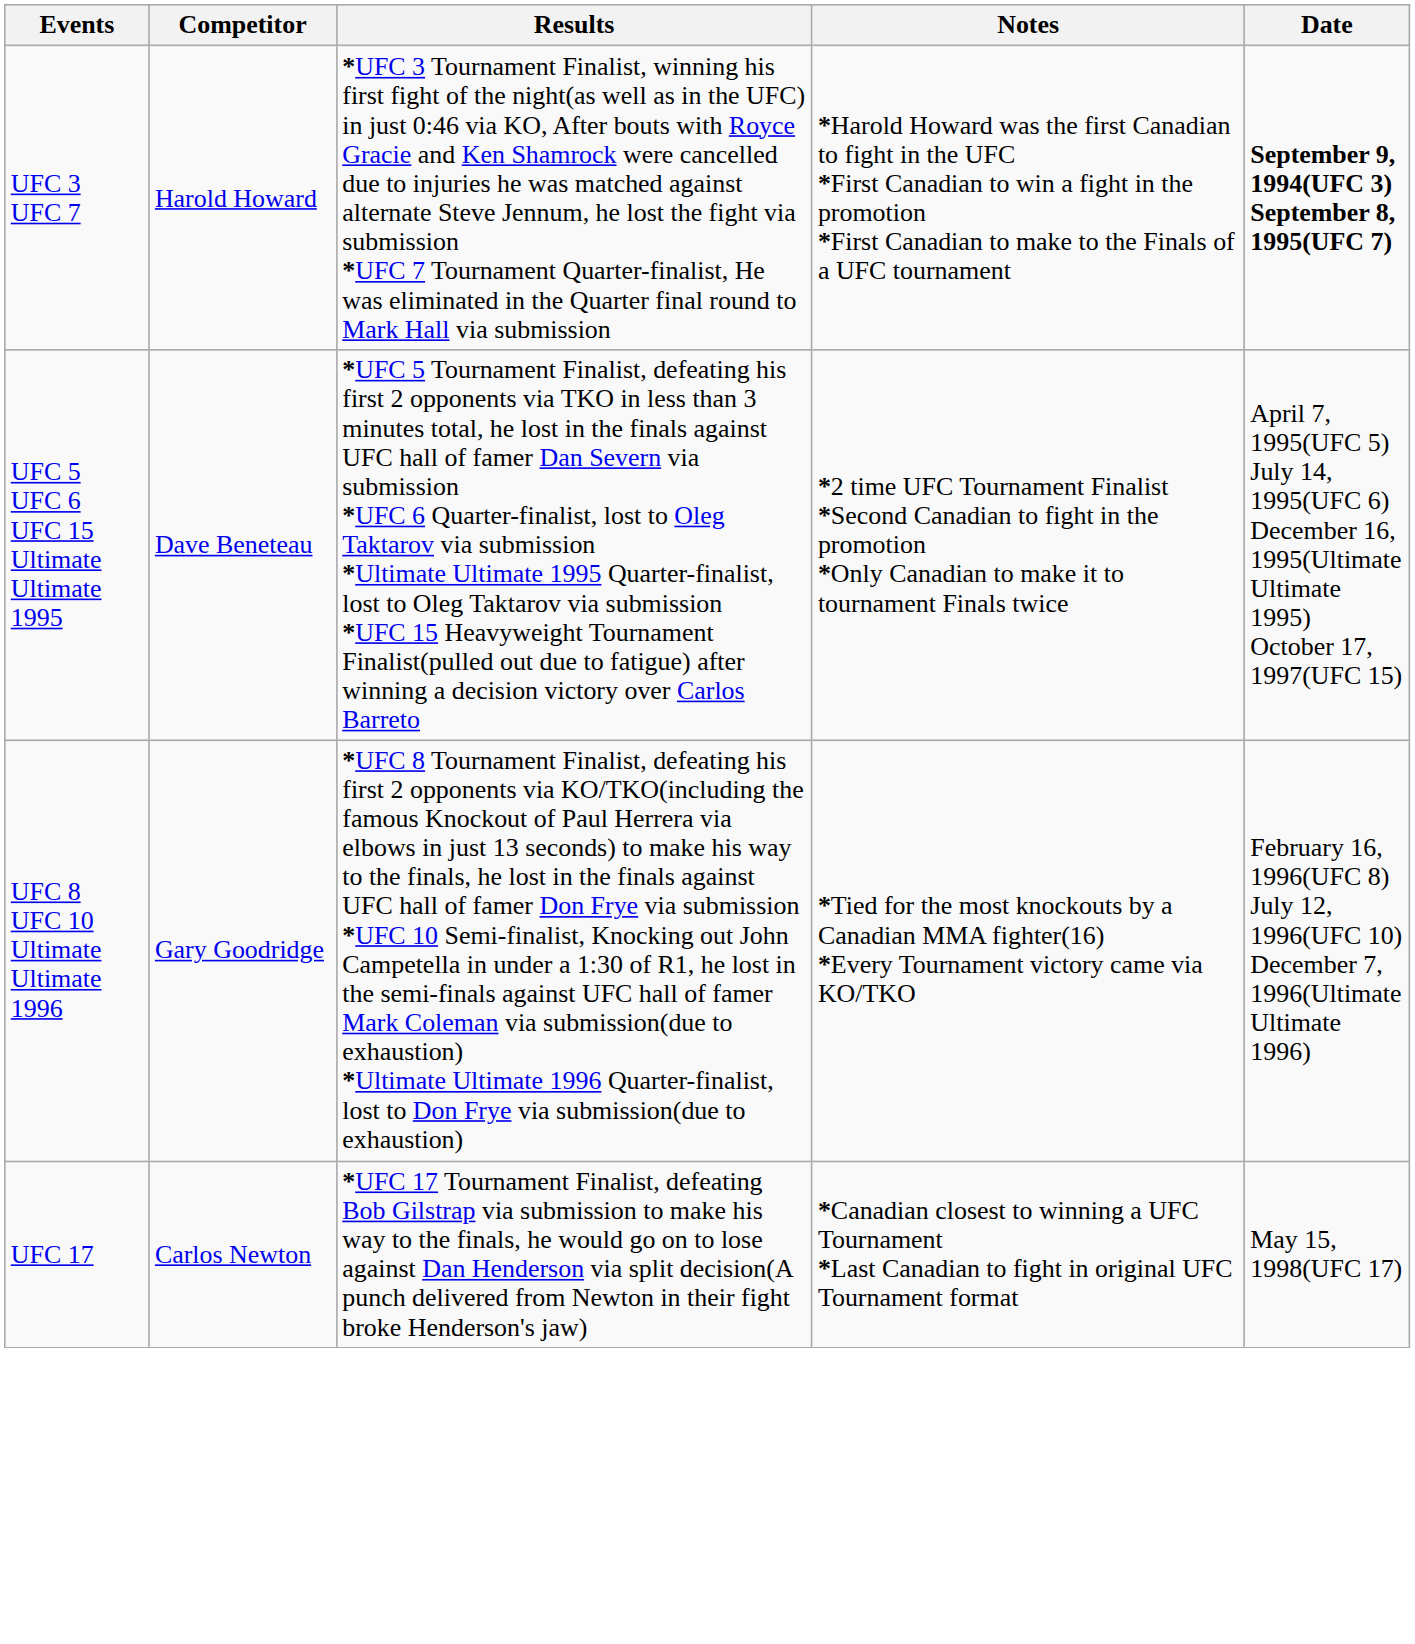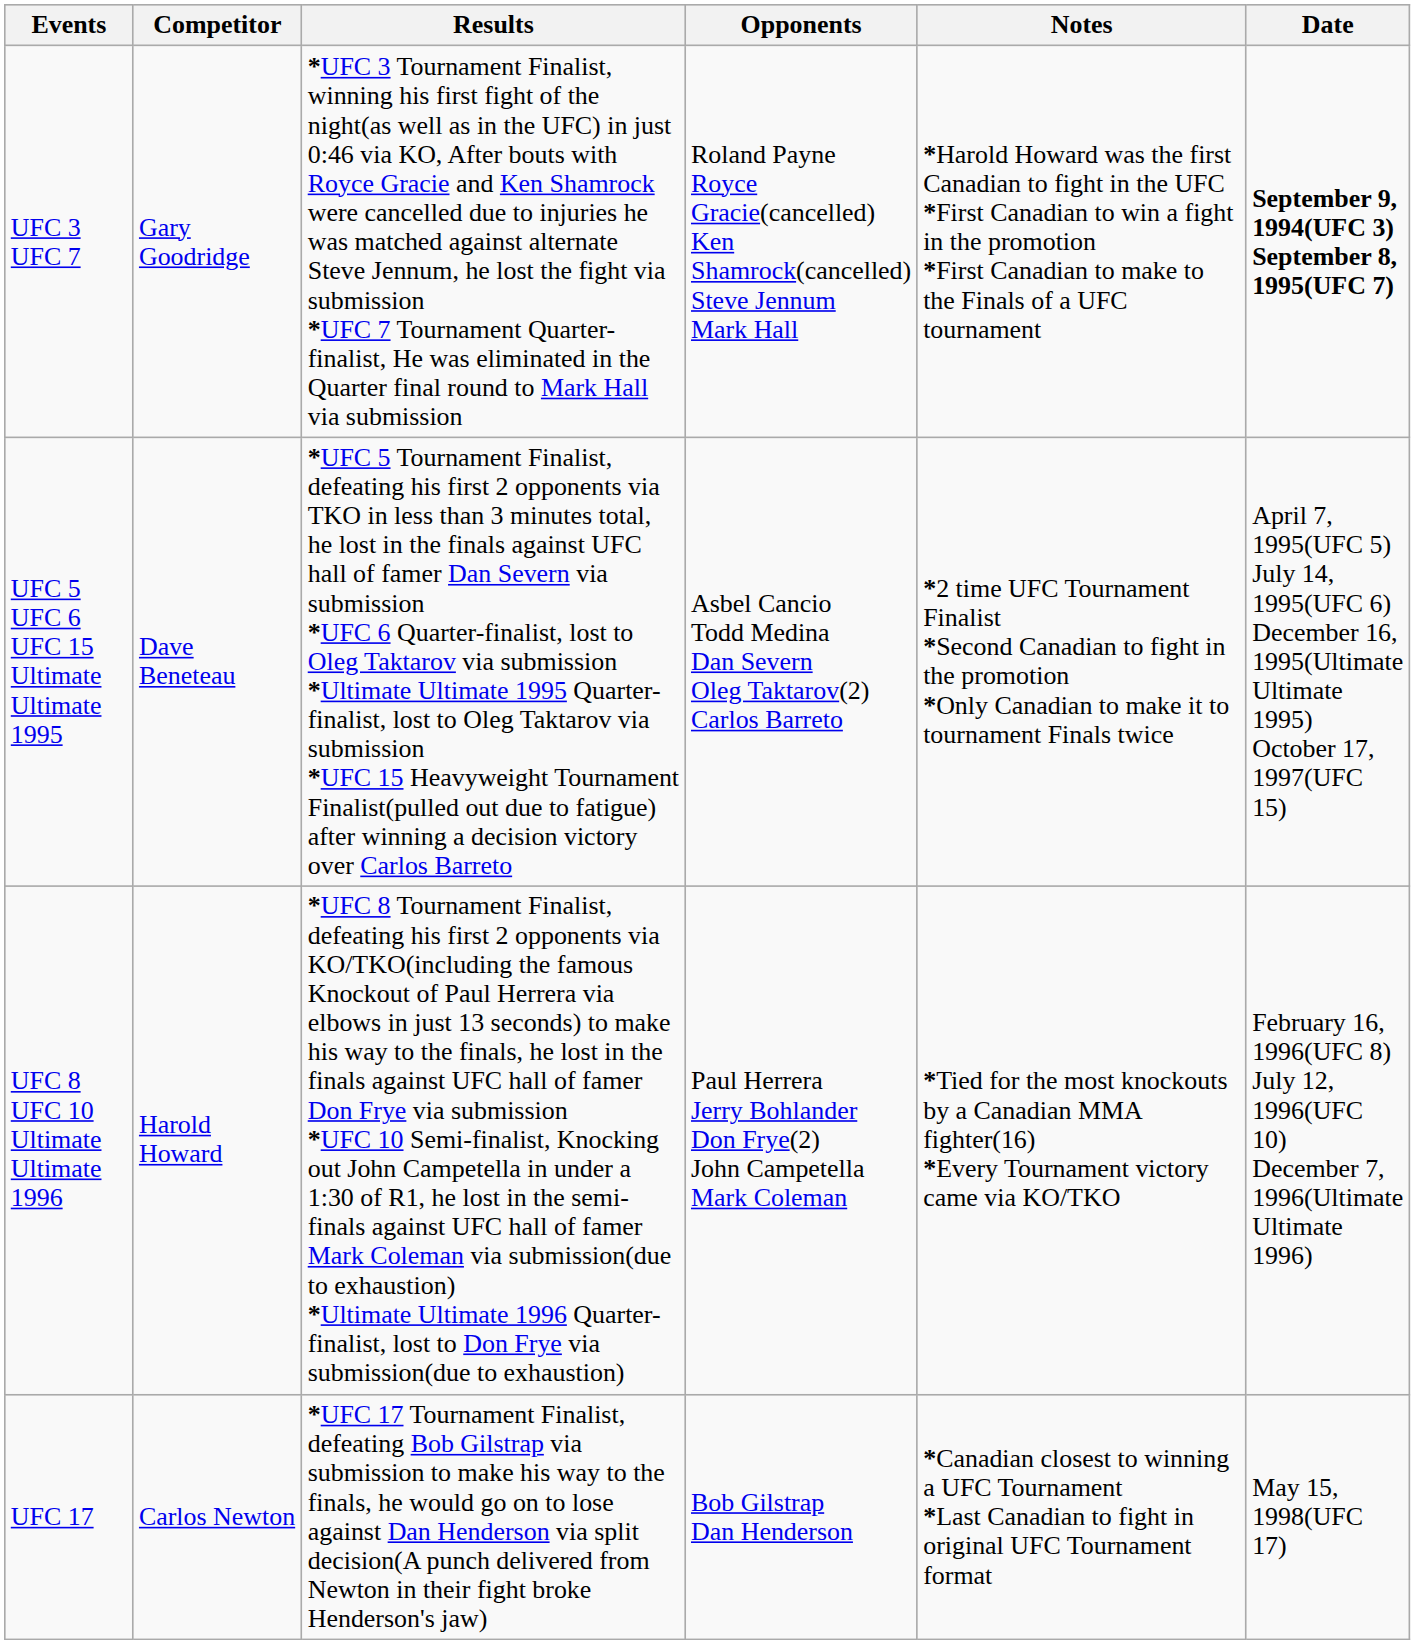+ column: (801, 25)
(236, 197) Harold Howard -> (194, 241) Gary Goodridge
(239, 950) Gary Goodridge -> (181, 1139) Harold Howard
